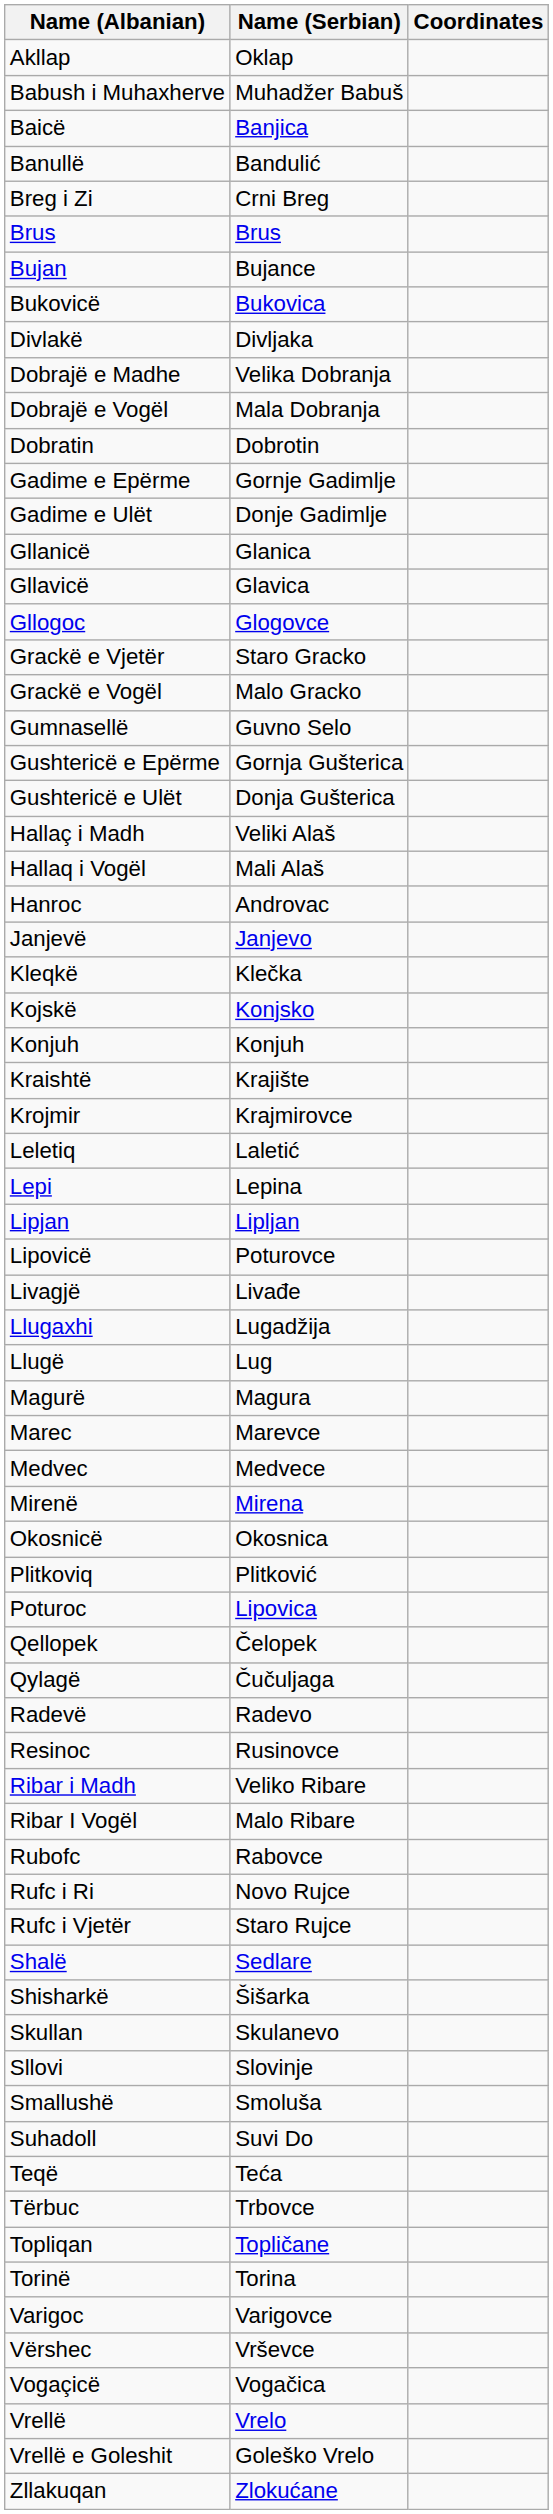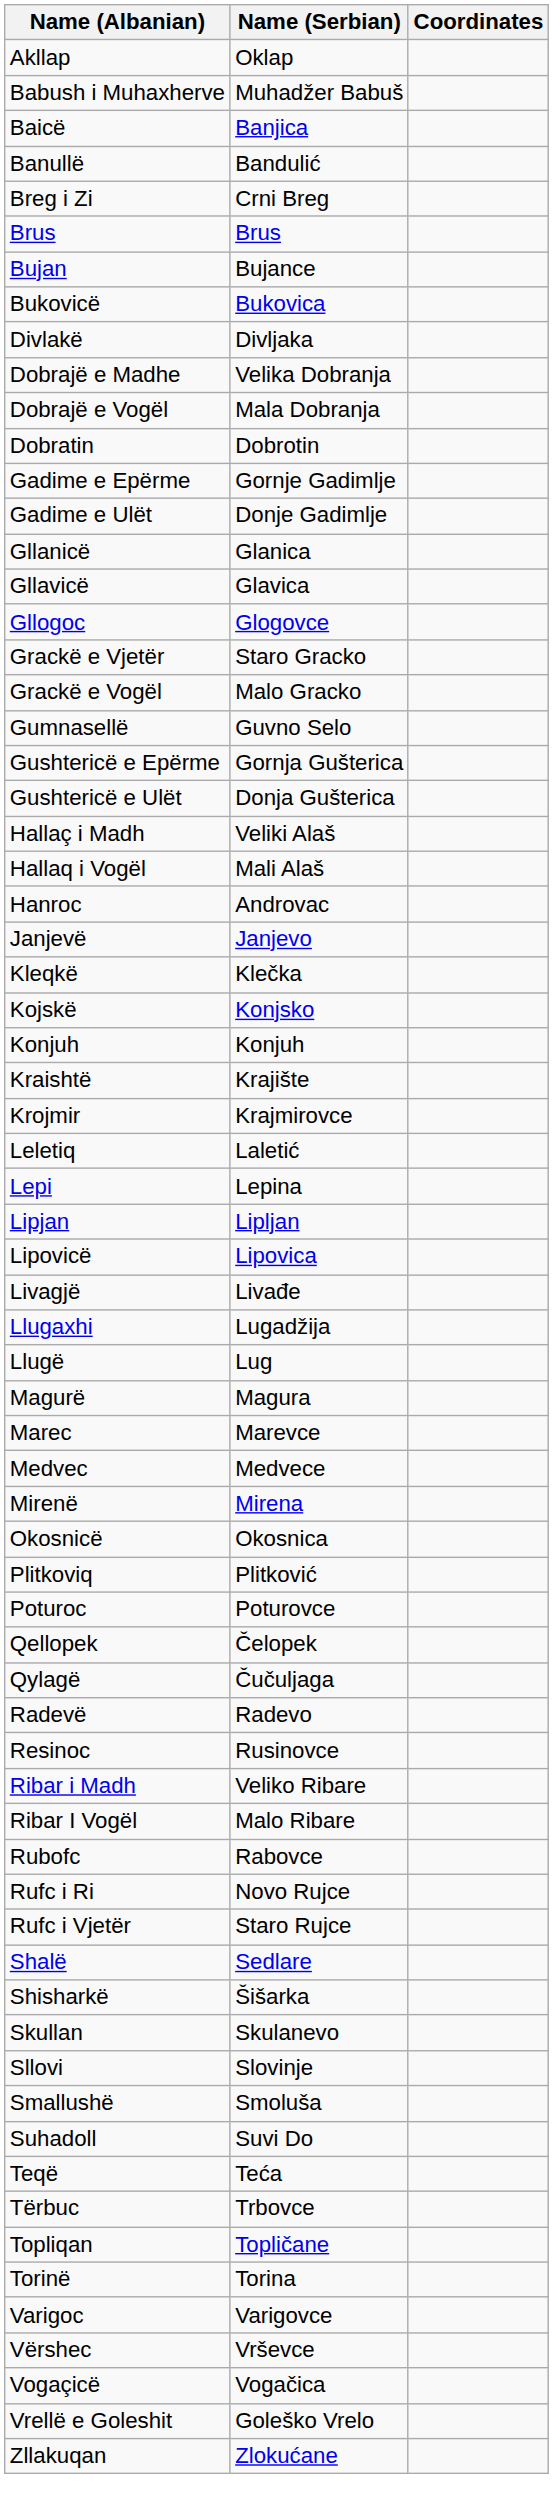(285, 1256) Poturovce -> (276, 1256) Lipovica
(276, 1609) Lipovica -> (285, 1609) Poturovce
- row: (38, 2420)
